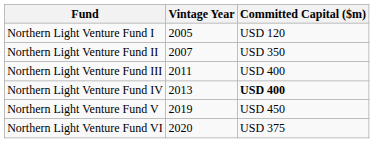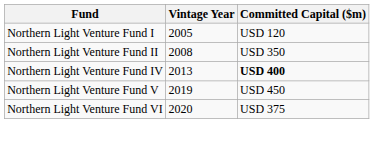(180, 52) 2007 -> (180, 52) 2008
- row: (85, 71)
